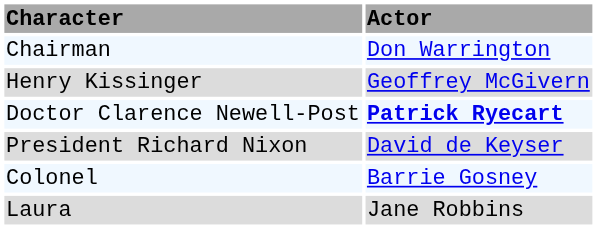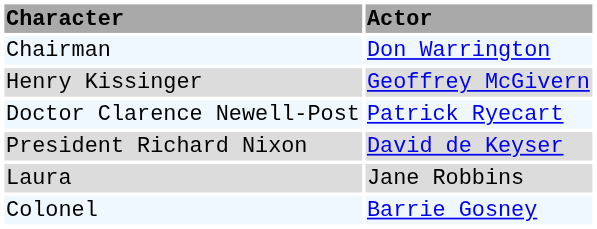(465, 114) bold -> (465, 114) normal
rows swapped: (52, 178) <-> (39, 210)
